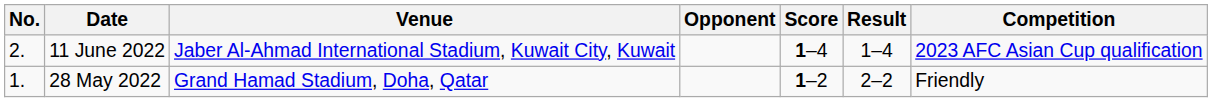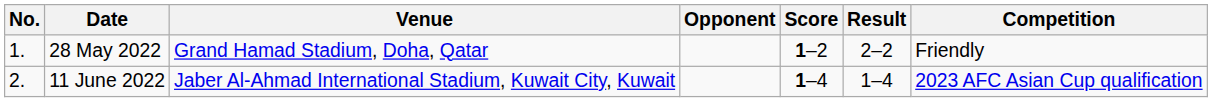rows swapped: (105, 81) <-> (107, 50)
